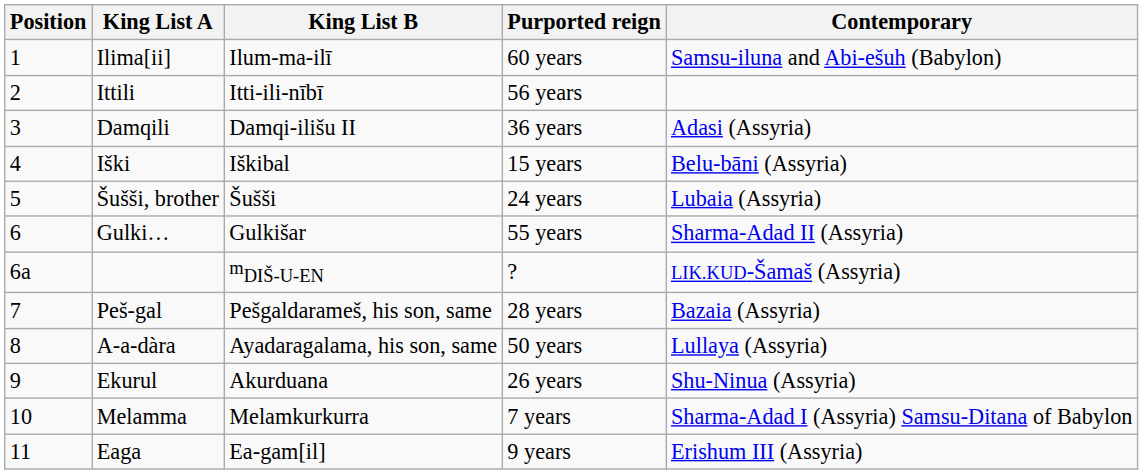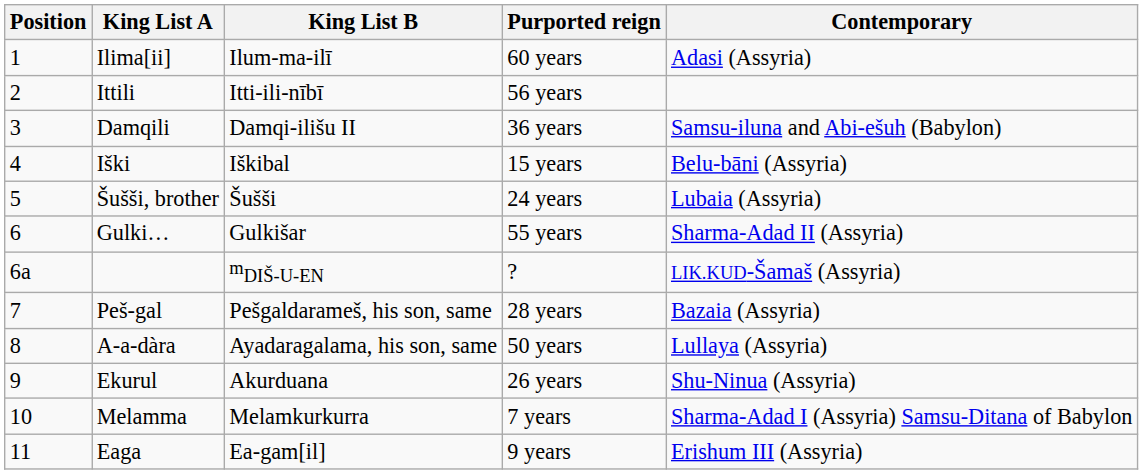(836, 57) Samsu-iluna and Abi-ešuh (Babylon) -> (741, 57) Adasi (Assyria)
(741, 127) Adasi (Assyria) -> (836, 127) Samsu-iluna and Abi-ešuh (Babylon)
